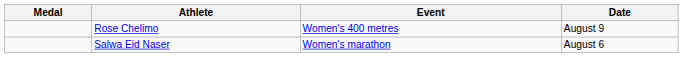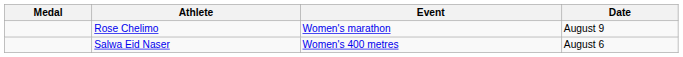(351, 29) Women's 400 metres -> (347, 29) Women's marathon
(347, 45) Women's marathon -> (351, 45) Women's 400 metres
